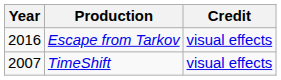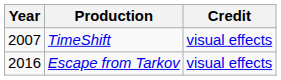rows swapped: (79, 63) <-> (114, 39)
